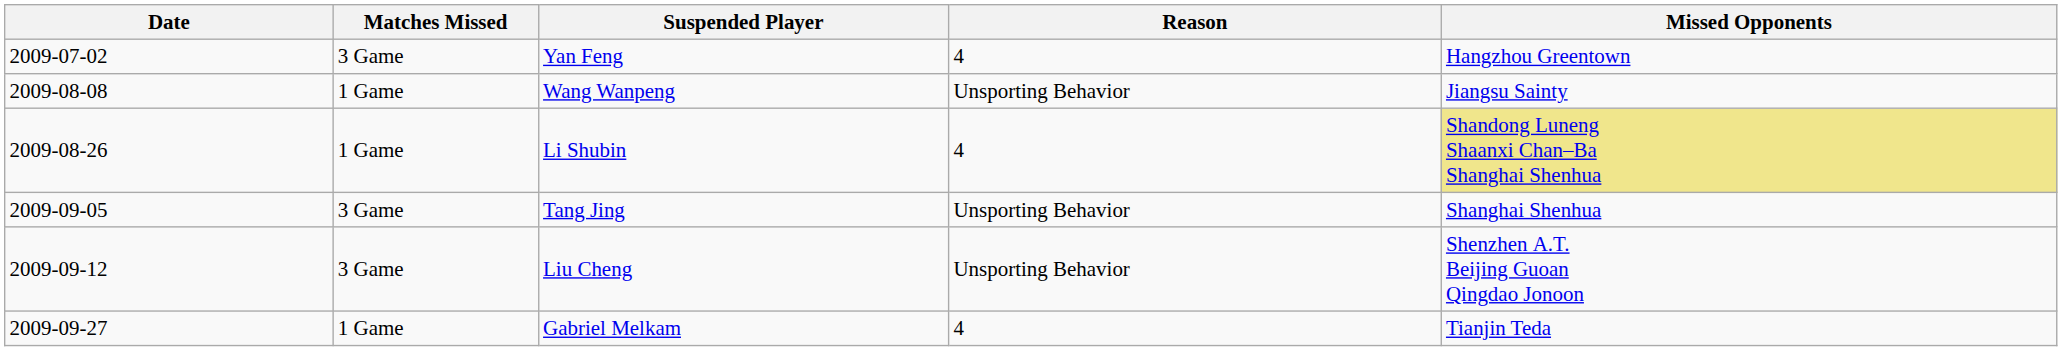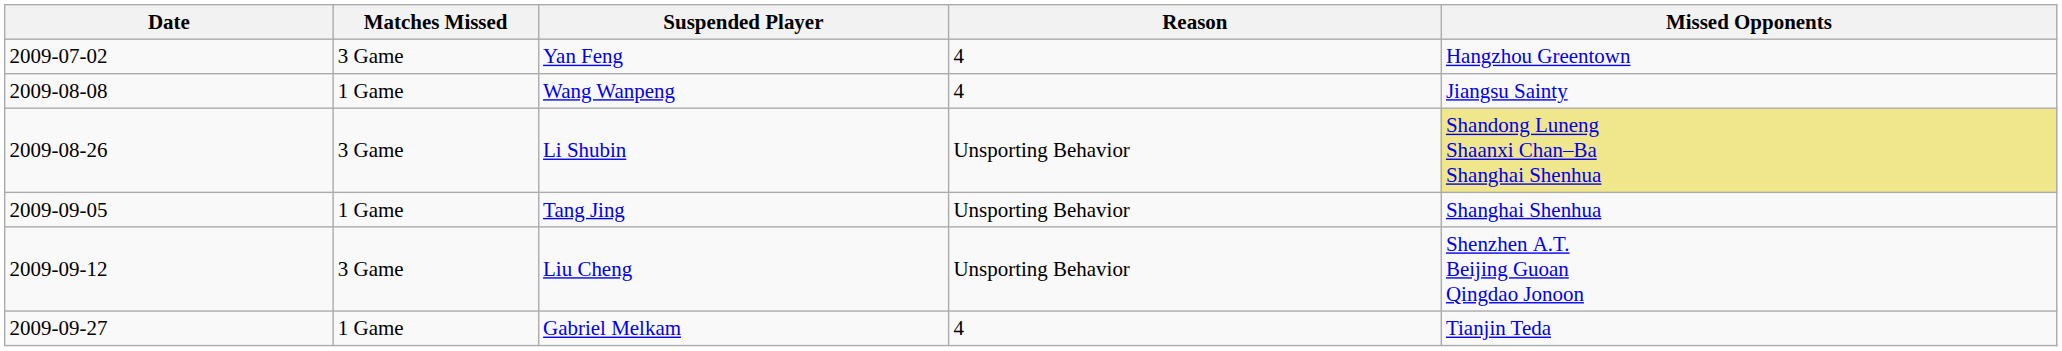(1042, 91) Unsporting Behavior -> (959, 91) 4
(371, 150) 1 Game -> (371, 150) 3 Game
(959, 150) 4 -> (1042, 150) Unsporting Behavior
(371, 210) 3 Game -> (371, 210) 1 Game
